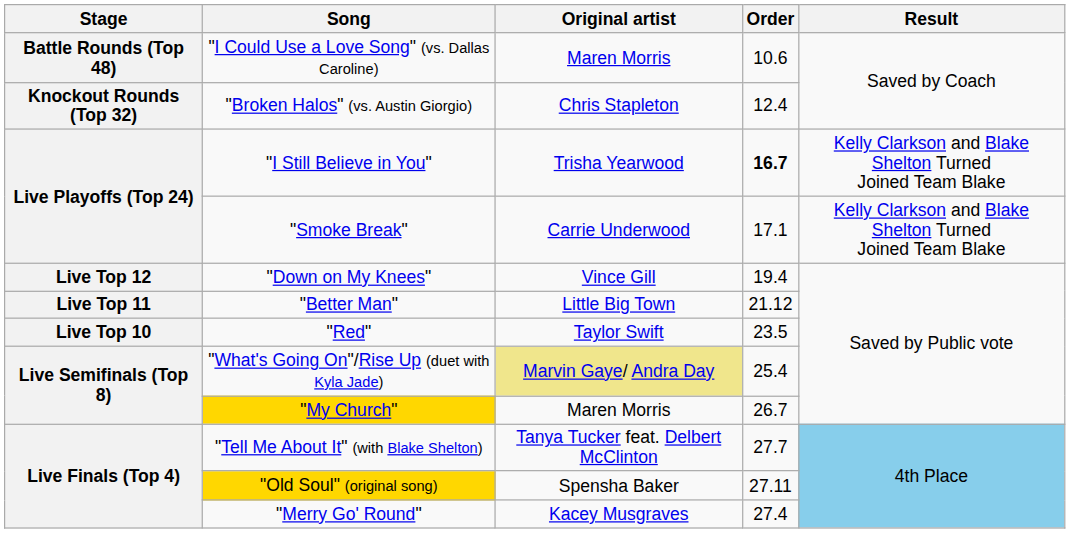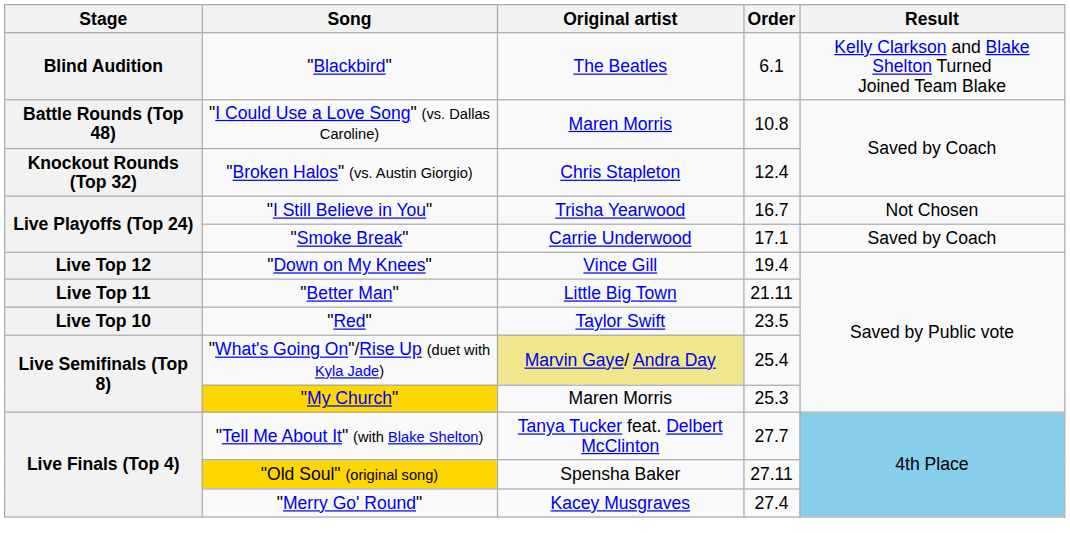+ row: (350, 66)
(770, 58) 10.6 -> (772, 124) 10.8
(770, 163) bold -> (772, 210) normal
(931, 163) Kelly Clarkson and Blake Shelton Turned Joined Team Blake -> (932, 210) Not Chosen
(931, 230) Kelly Clarkson and Blake Shelton Turned Joined Team Blake -> (932, 238) Saved by Coach
(770, 305) 21.12 -> (772, 294) 21.11
(770, 410) 26.7 -> (772, 399) 25.3
